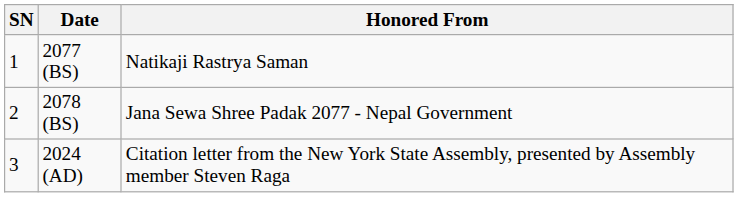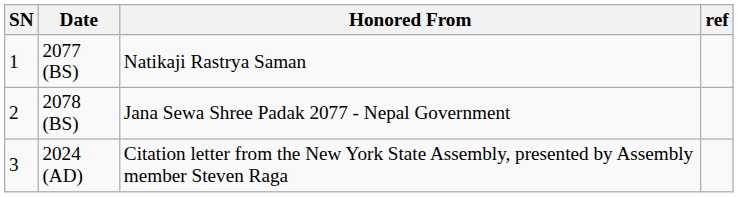+ column: (717, 19)
